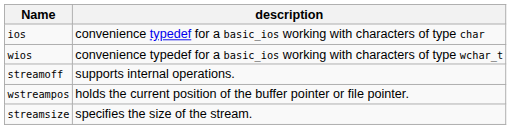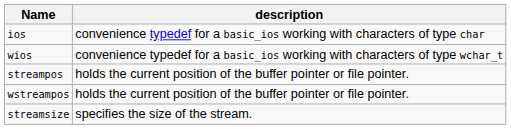- row: (35, 75)
+ row: (35, 75)
